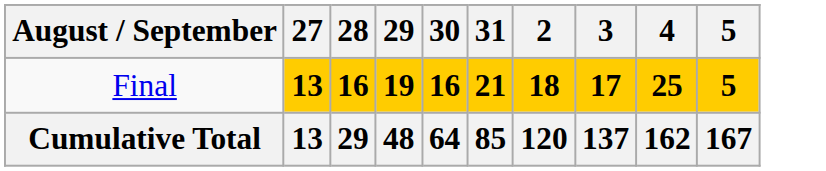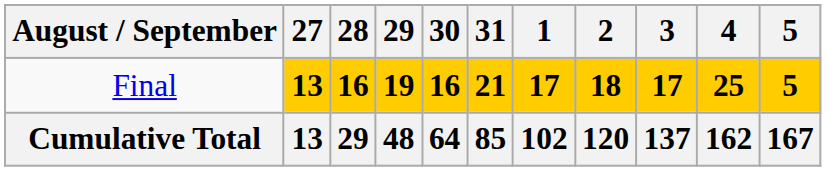+ column: (544, 31)
